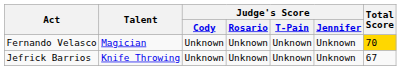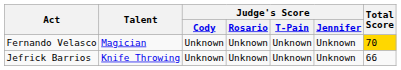(371, 58) 67 -> (371, 58) 66
